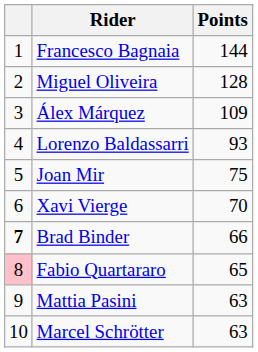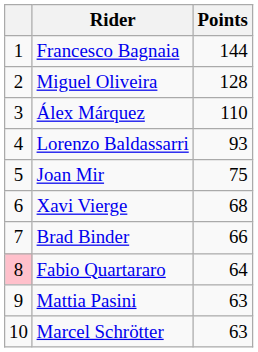(234, 113) 109 -> (234, 113) 110
(238, 206) 70 -> (238, 206) 68
(18, 237) bold -> (18, 237) normal
(238, 268) 65 -> (238, 268) 64
